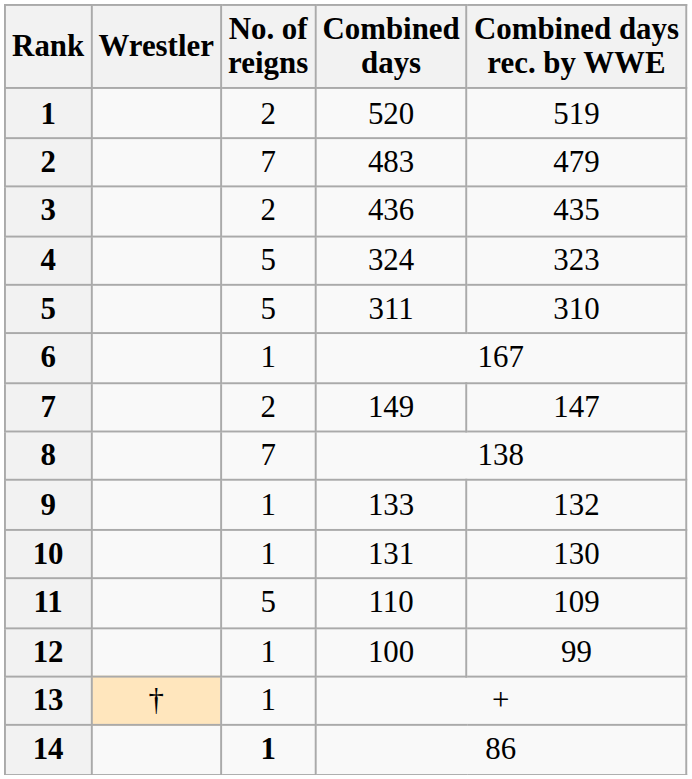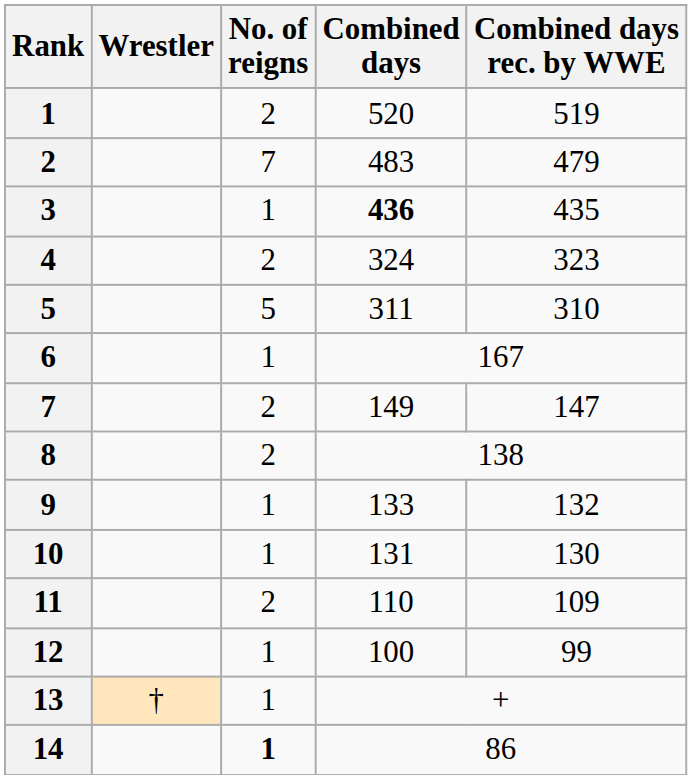(268, 210) 2 -> (268, 210) 1
(391, 210) normal -> (391, 210) bold
(268, 259) 5 -> (268, 259) 2
(268, 455) 7 -> (268, 455) 2
(268, 602) 5 -> (268, 602) 2
